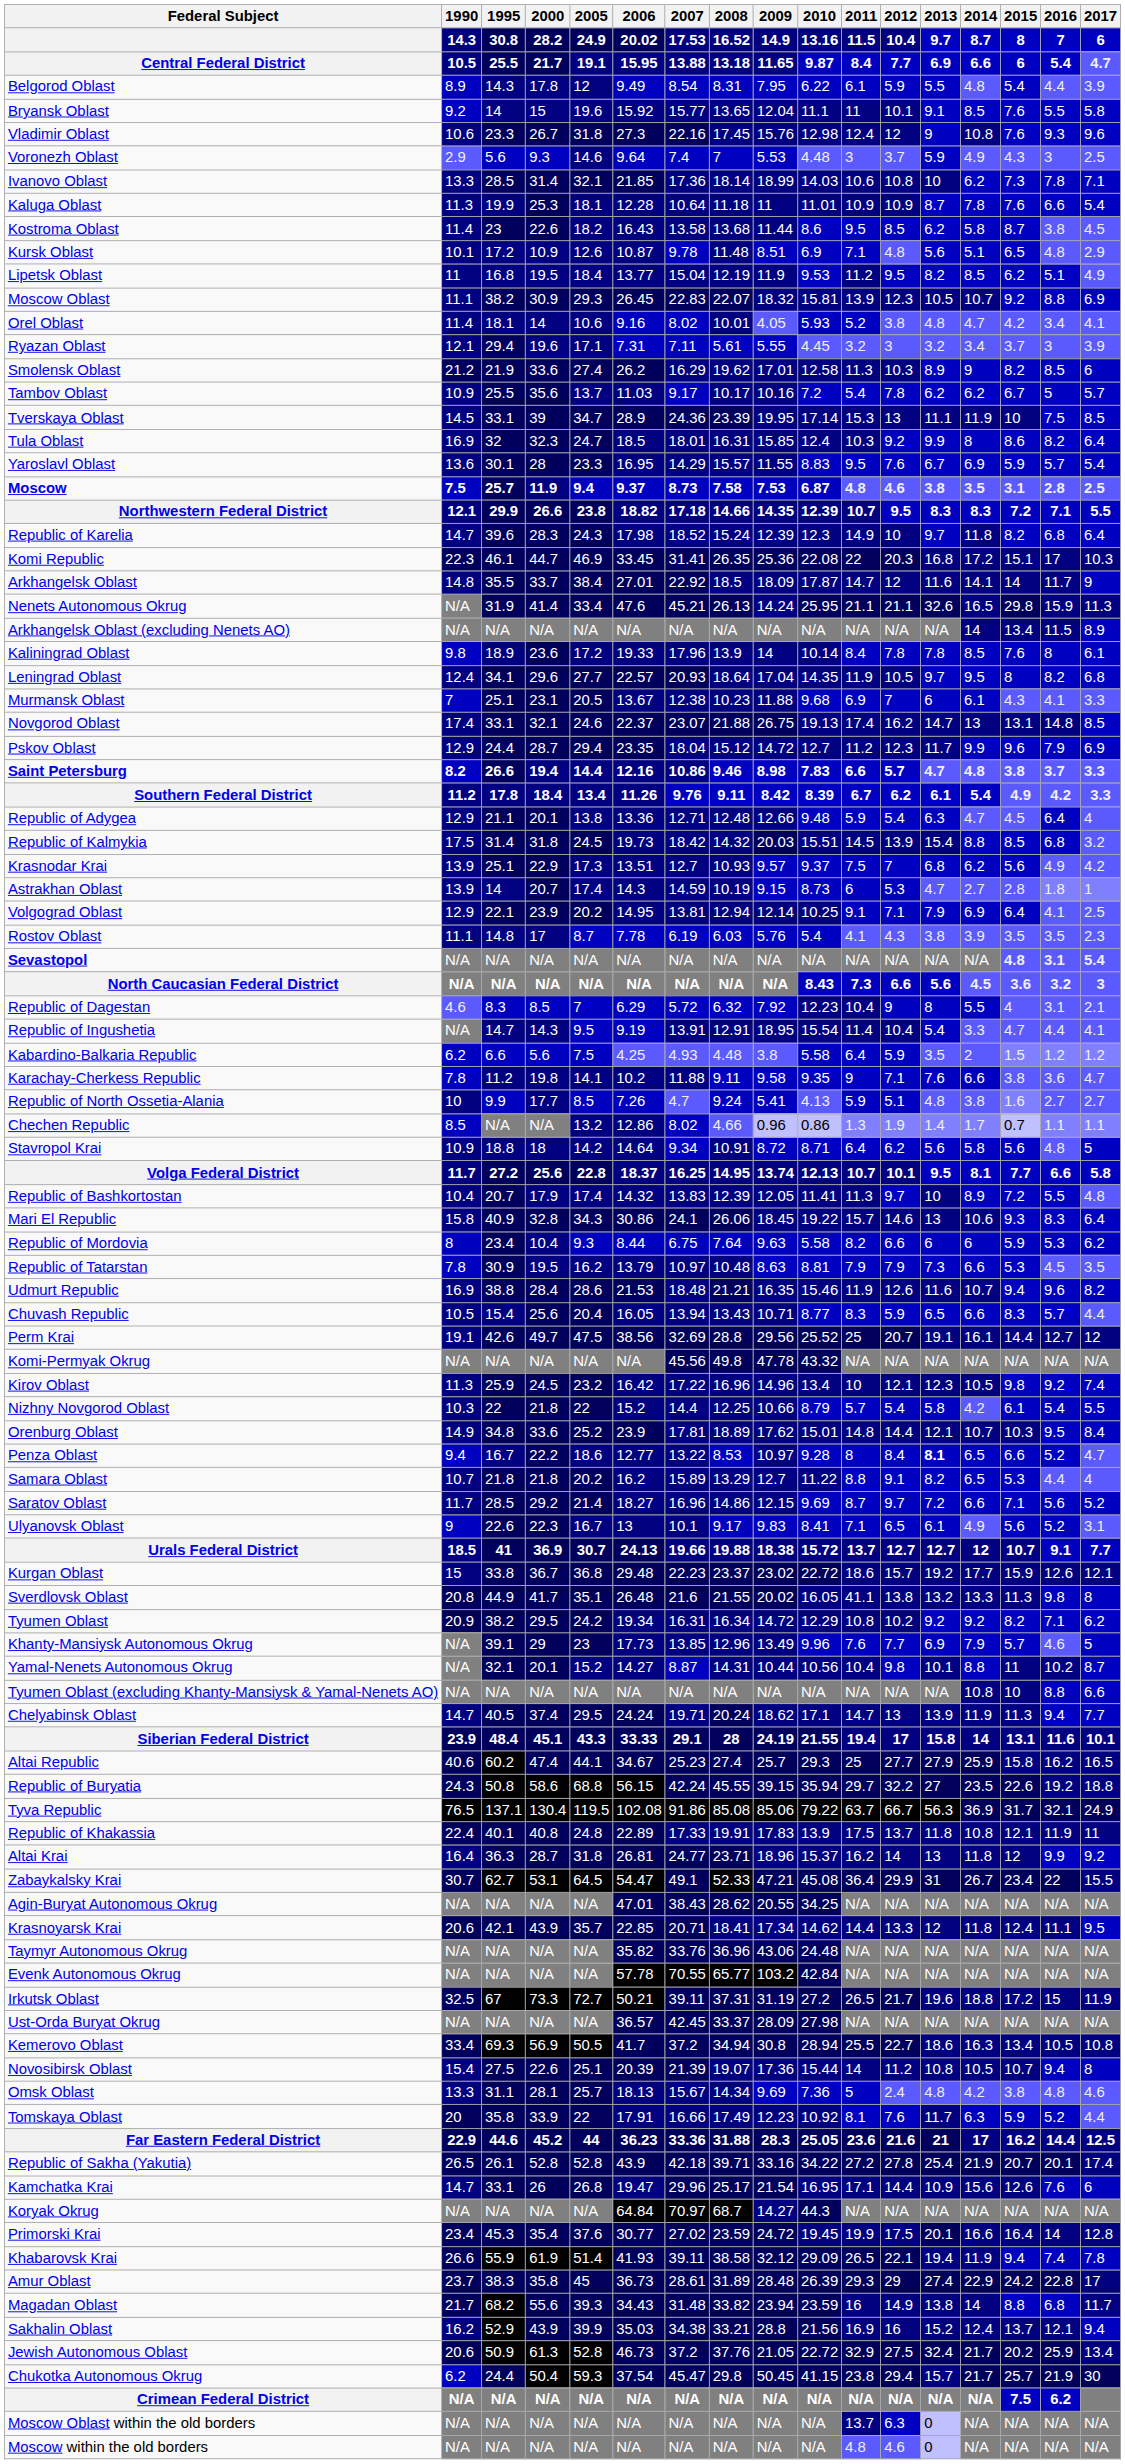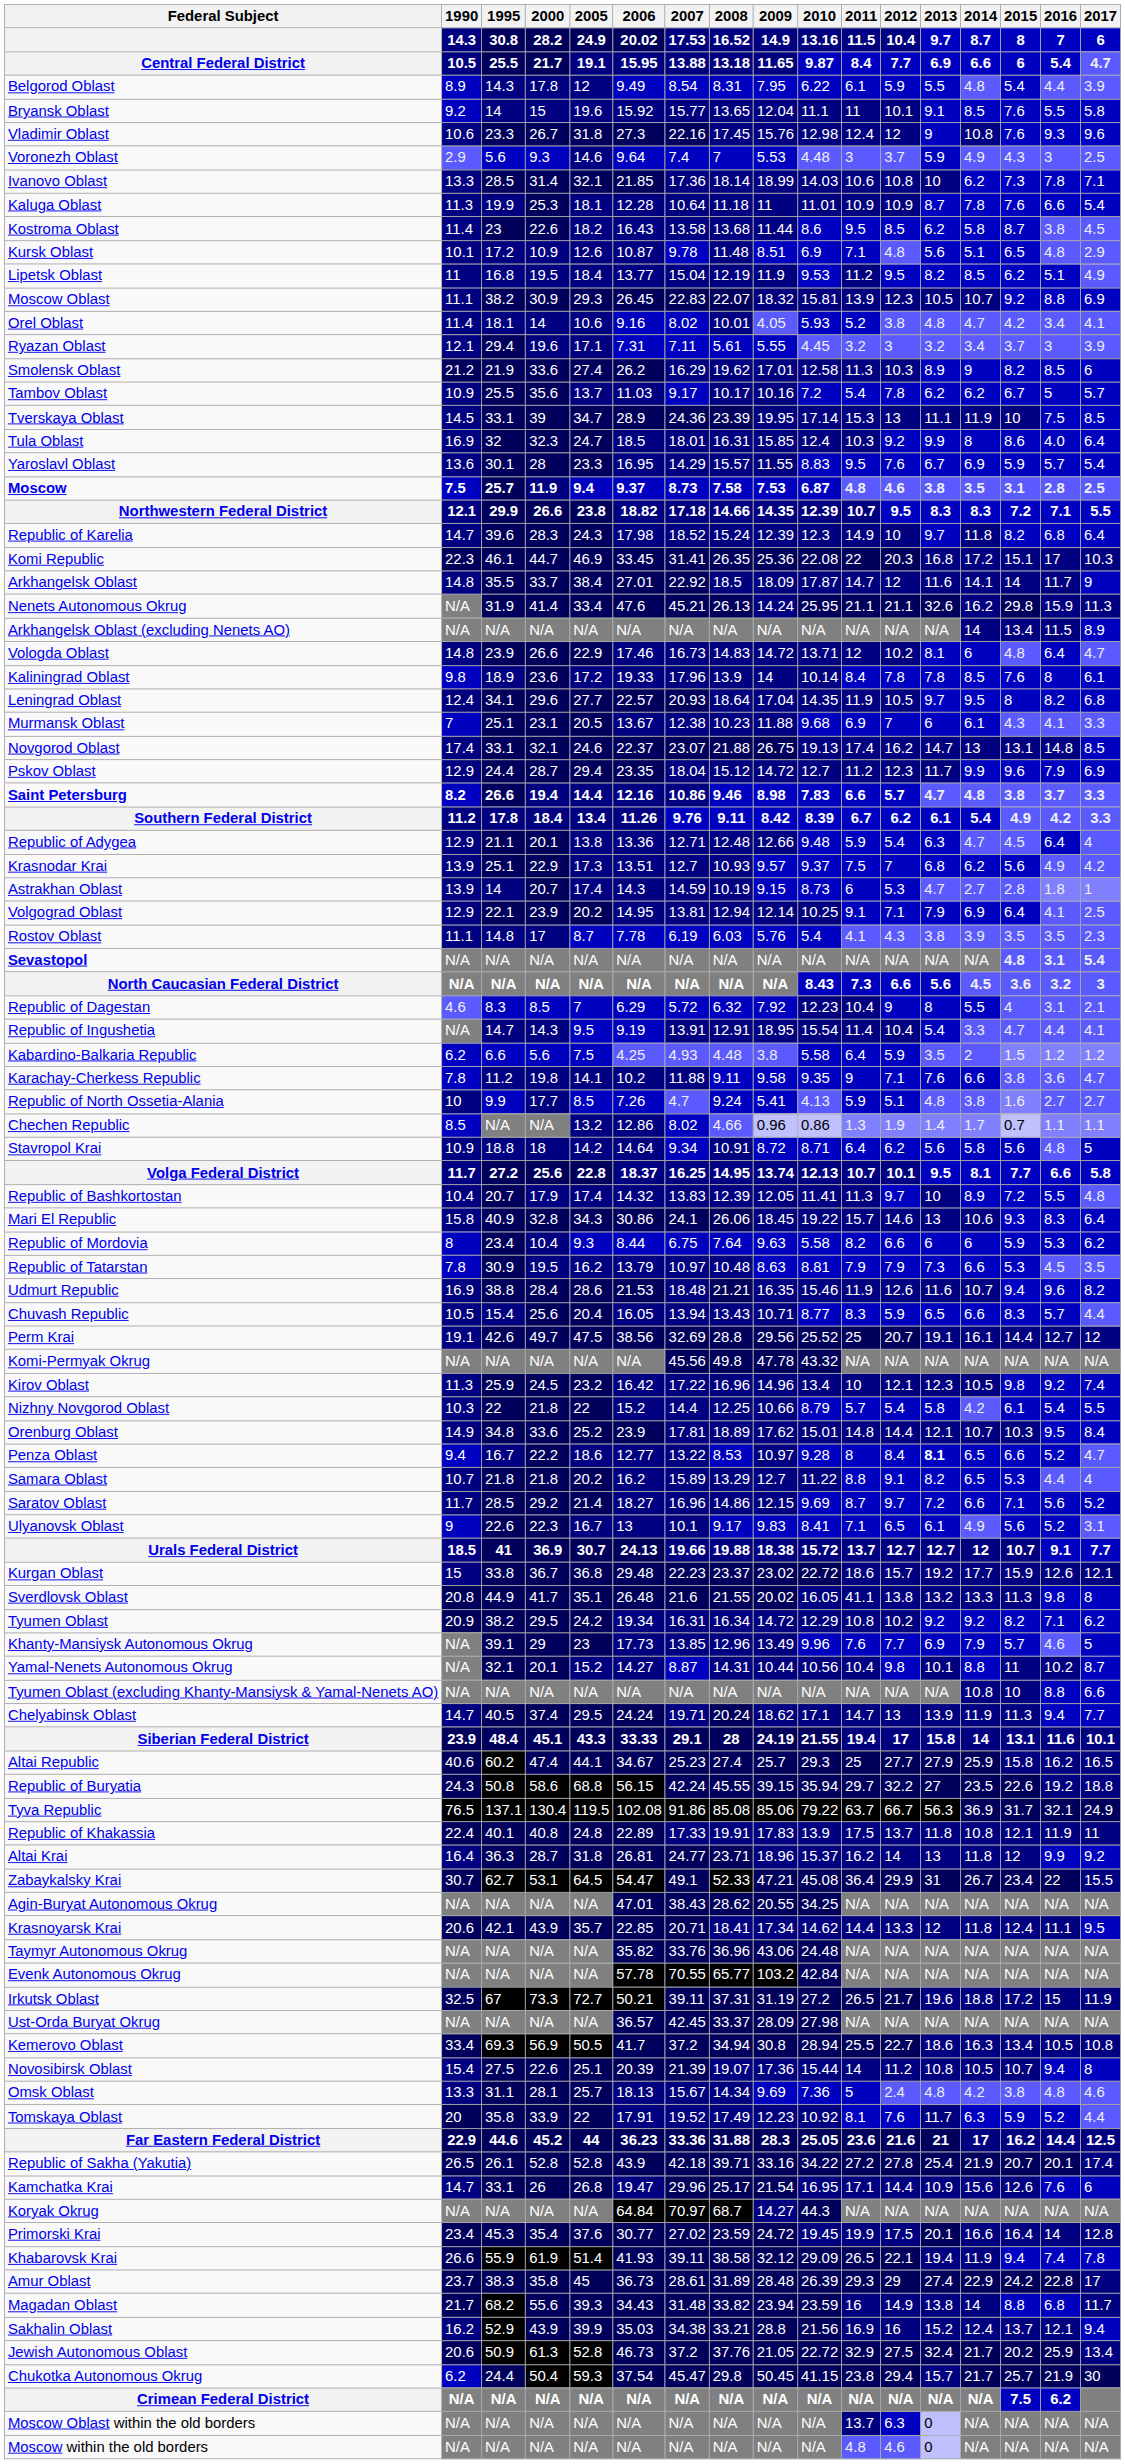(1054, 441) 8.2 -> (1054, 441) 4.0
(979, 606) 16.5 -> (979, 606) 16.2
+ row: (58, 653)
- row: (77, 842)
(687, 2116) 16.66 -> (687, 2116) 19.52
